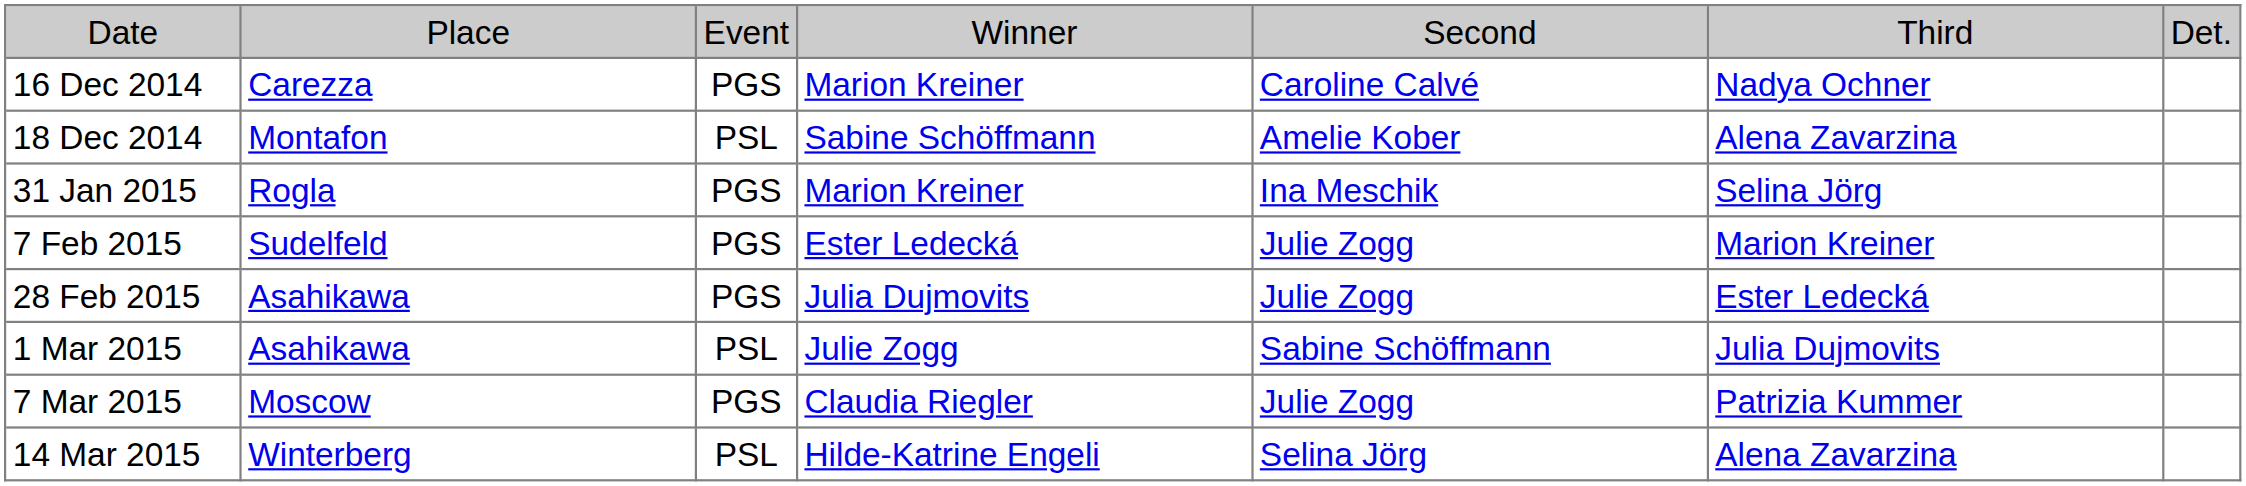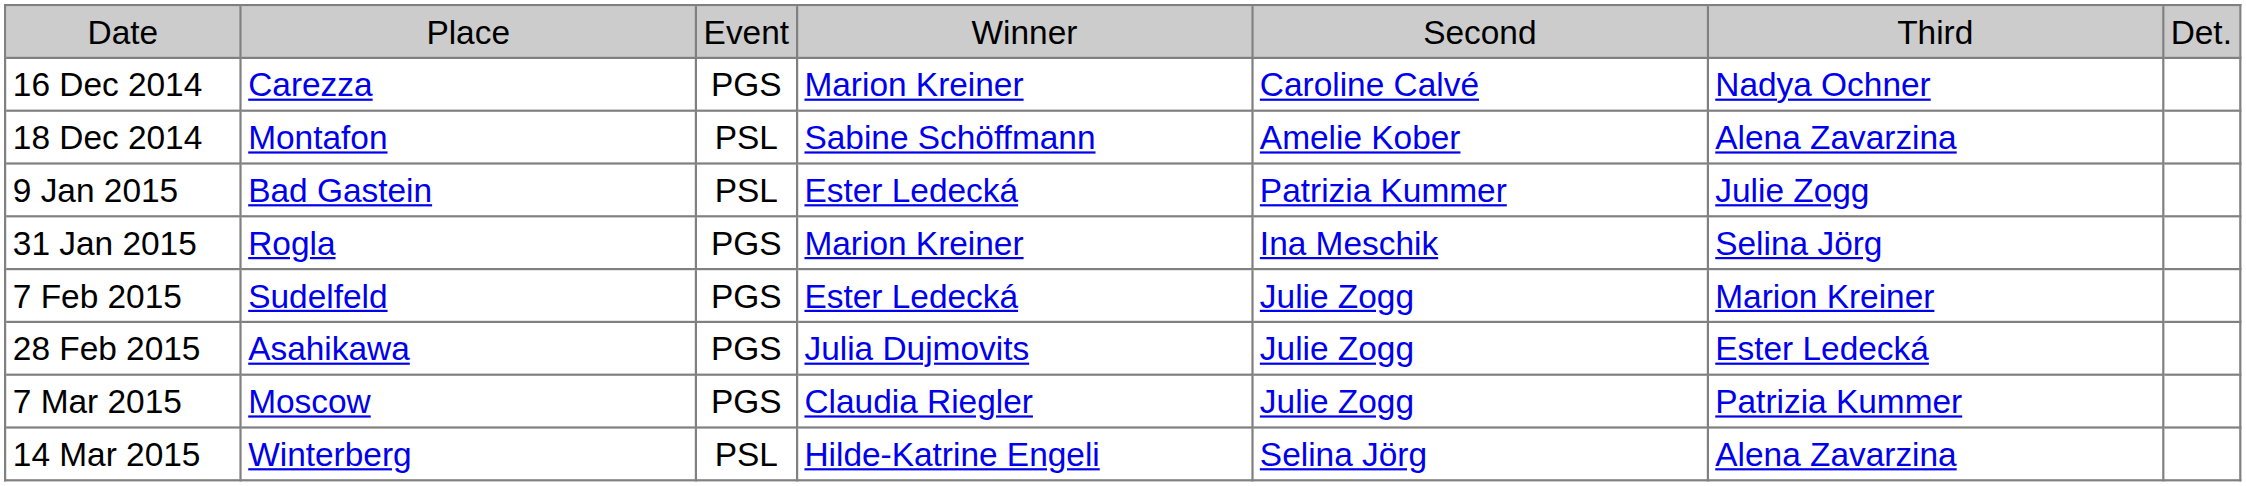+ row: (95, 190)
- row: (97, 348)
